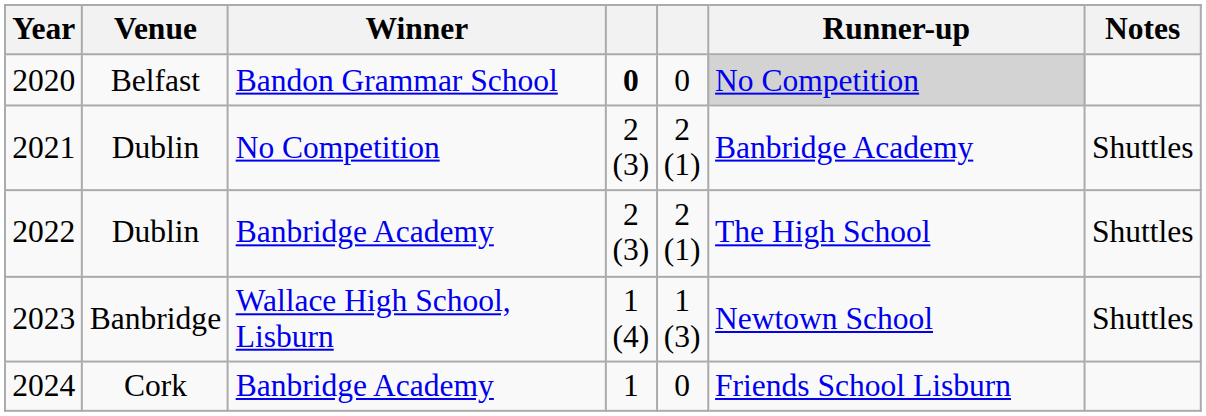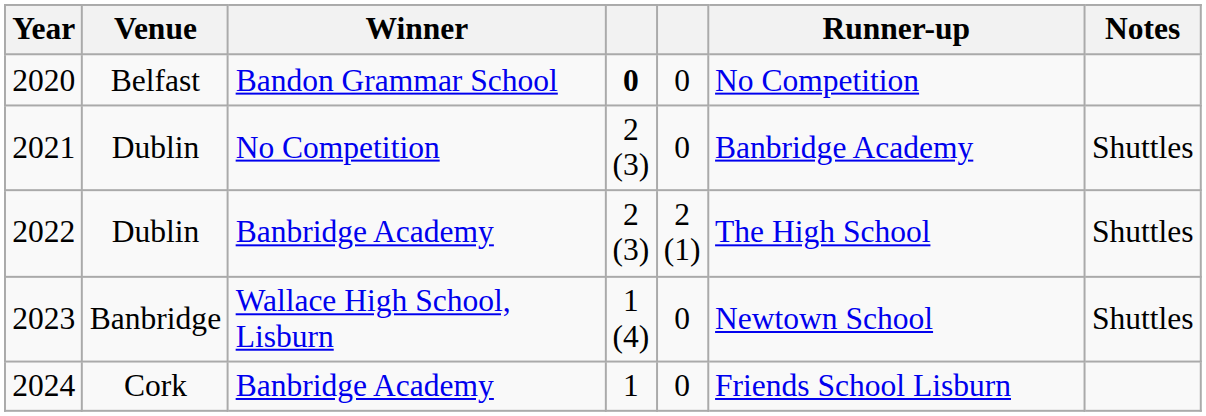(817, 79) lightgrey background -> (817, 79) no background
(682, 147) 2 (1) -> (682, 147) 0
(682, 318) 1 (3) -> (682, 318) 0
